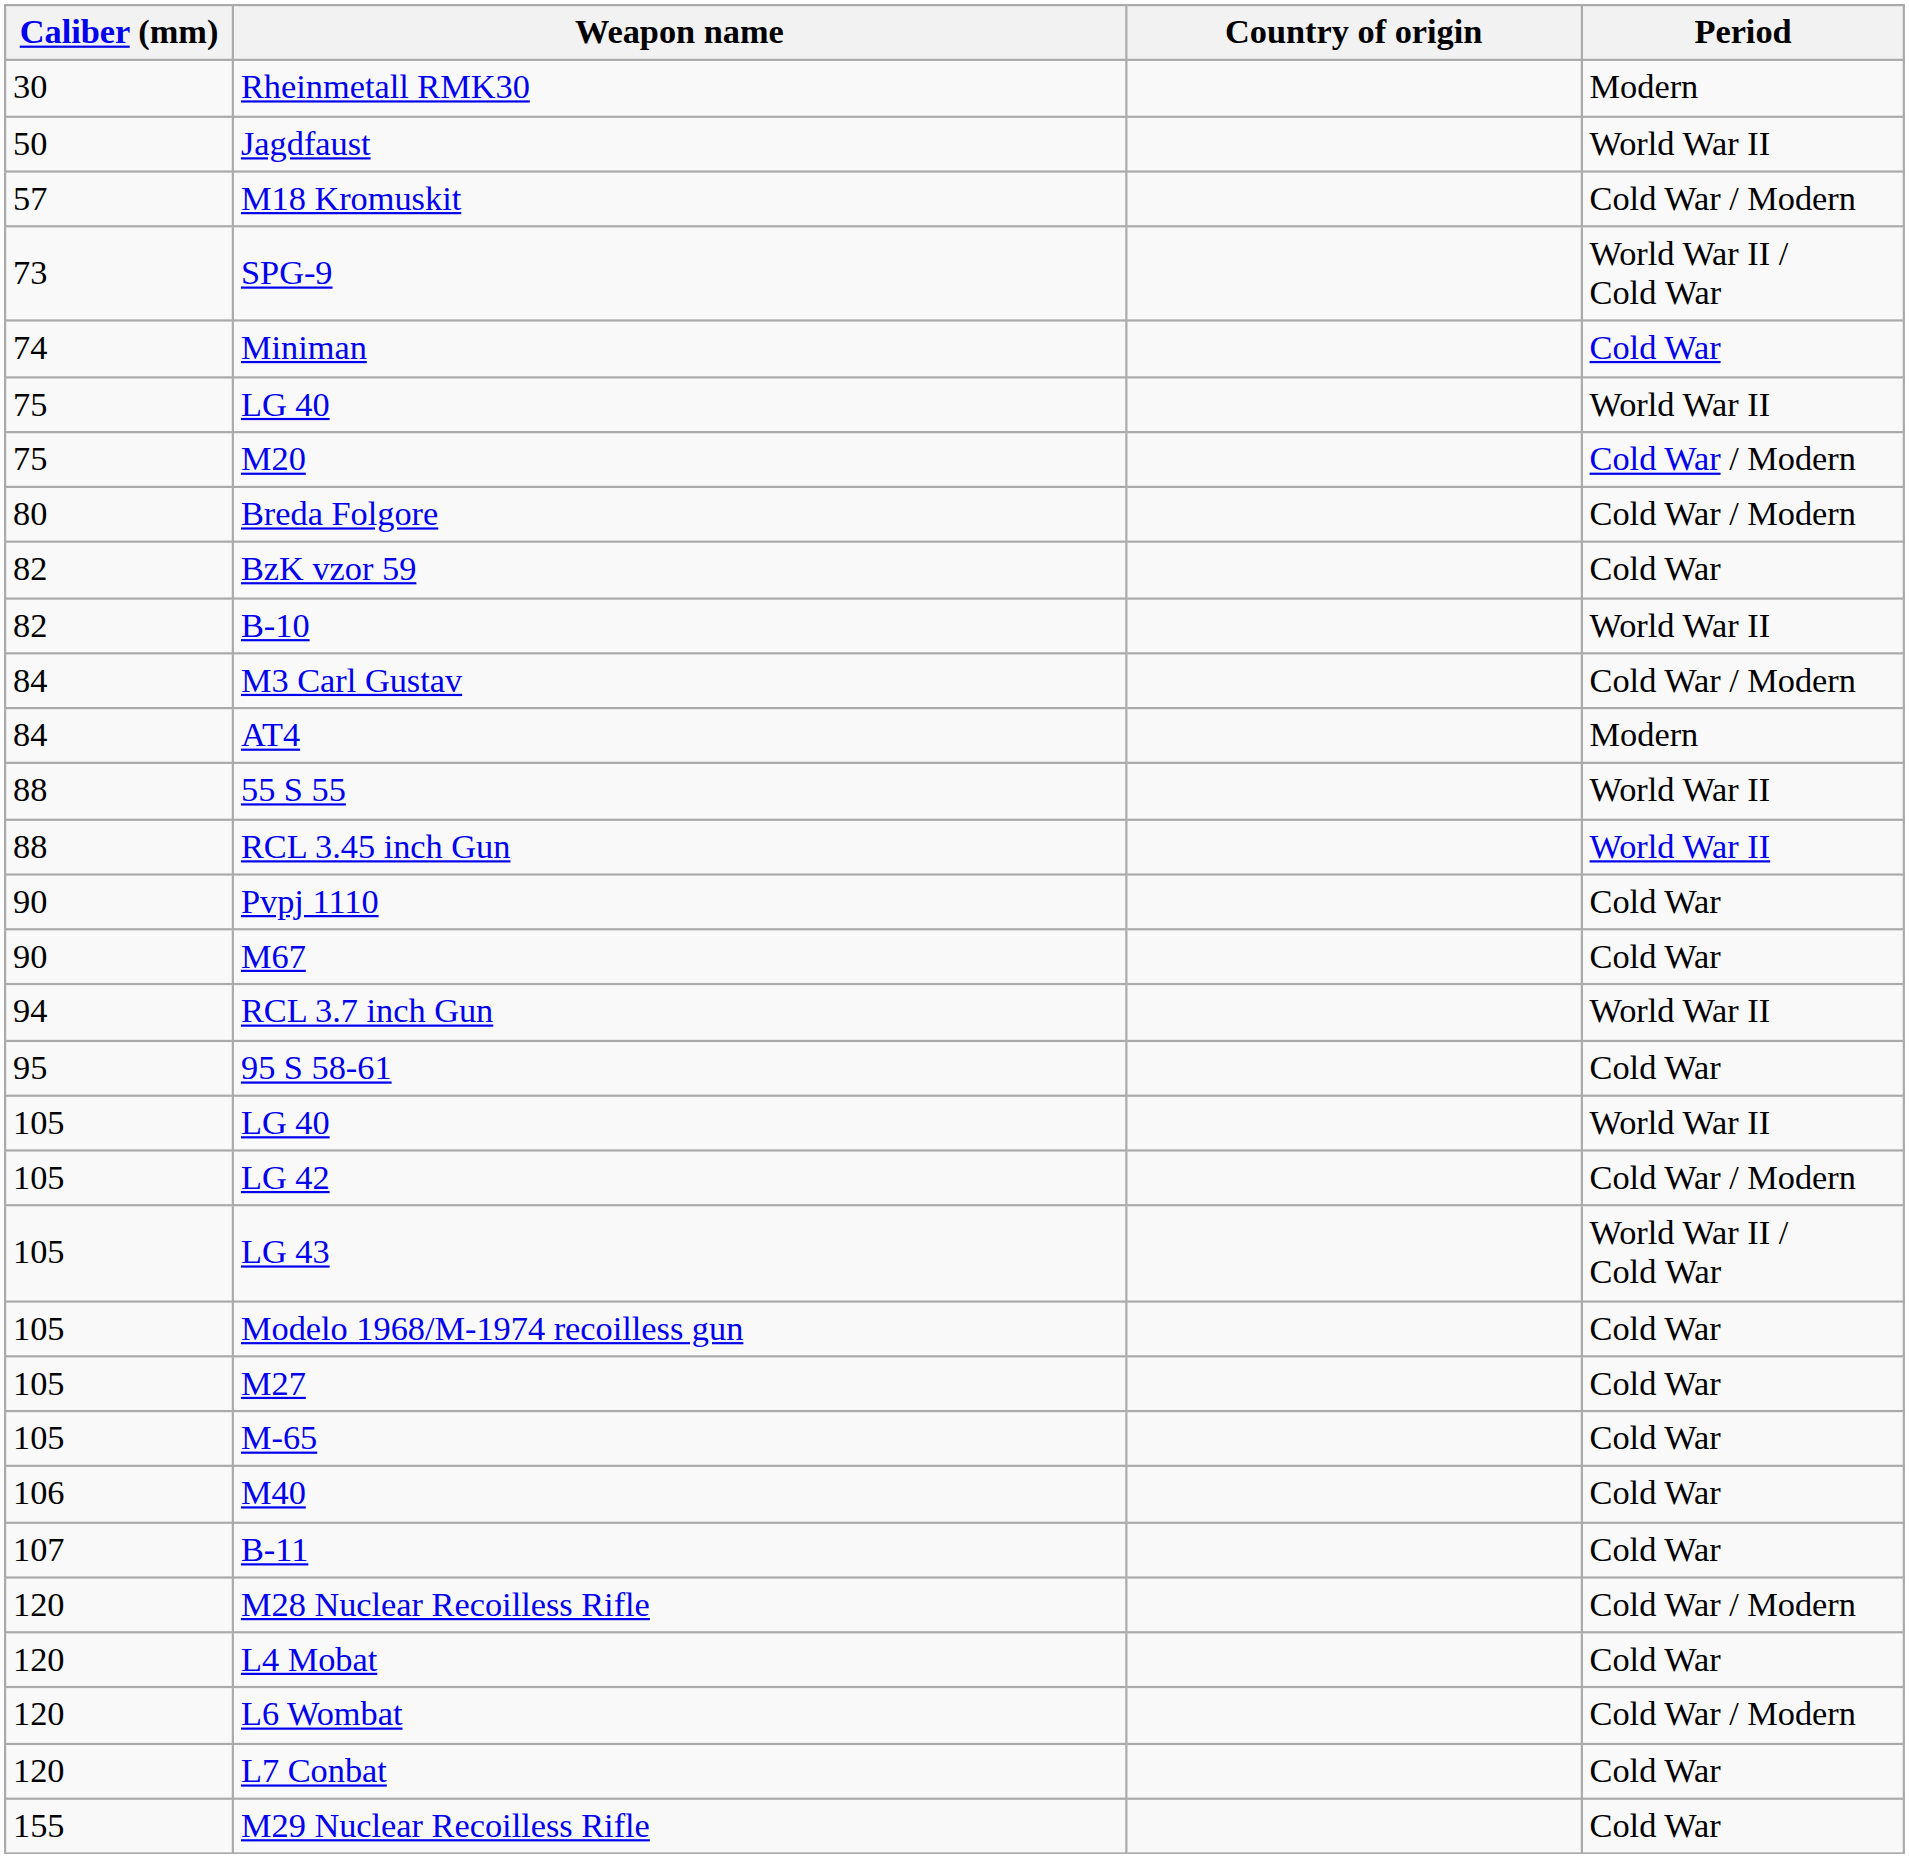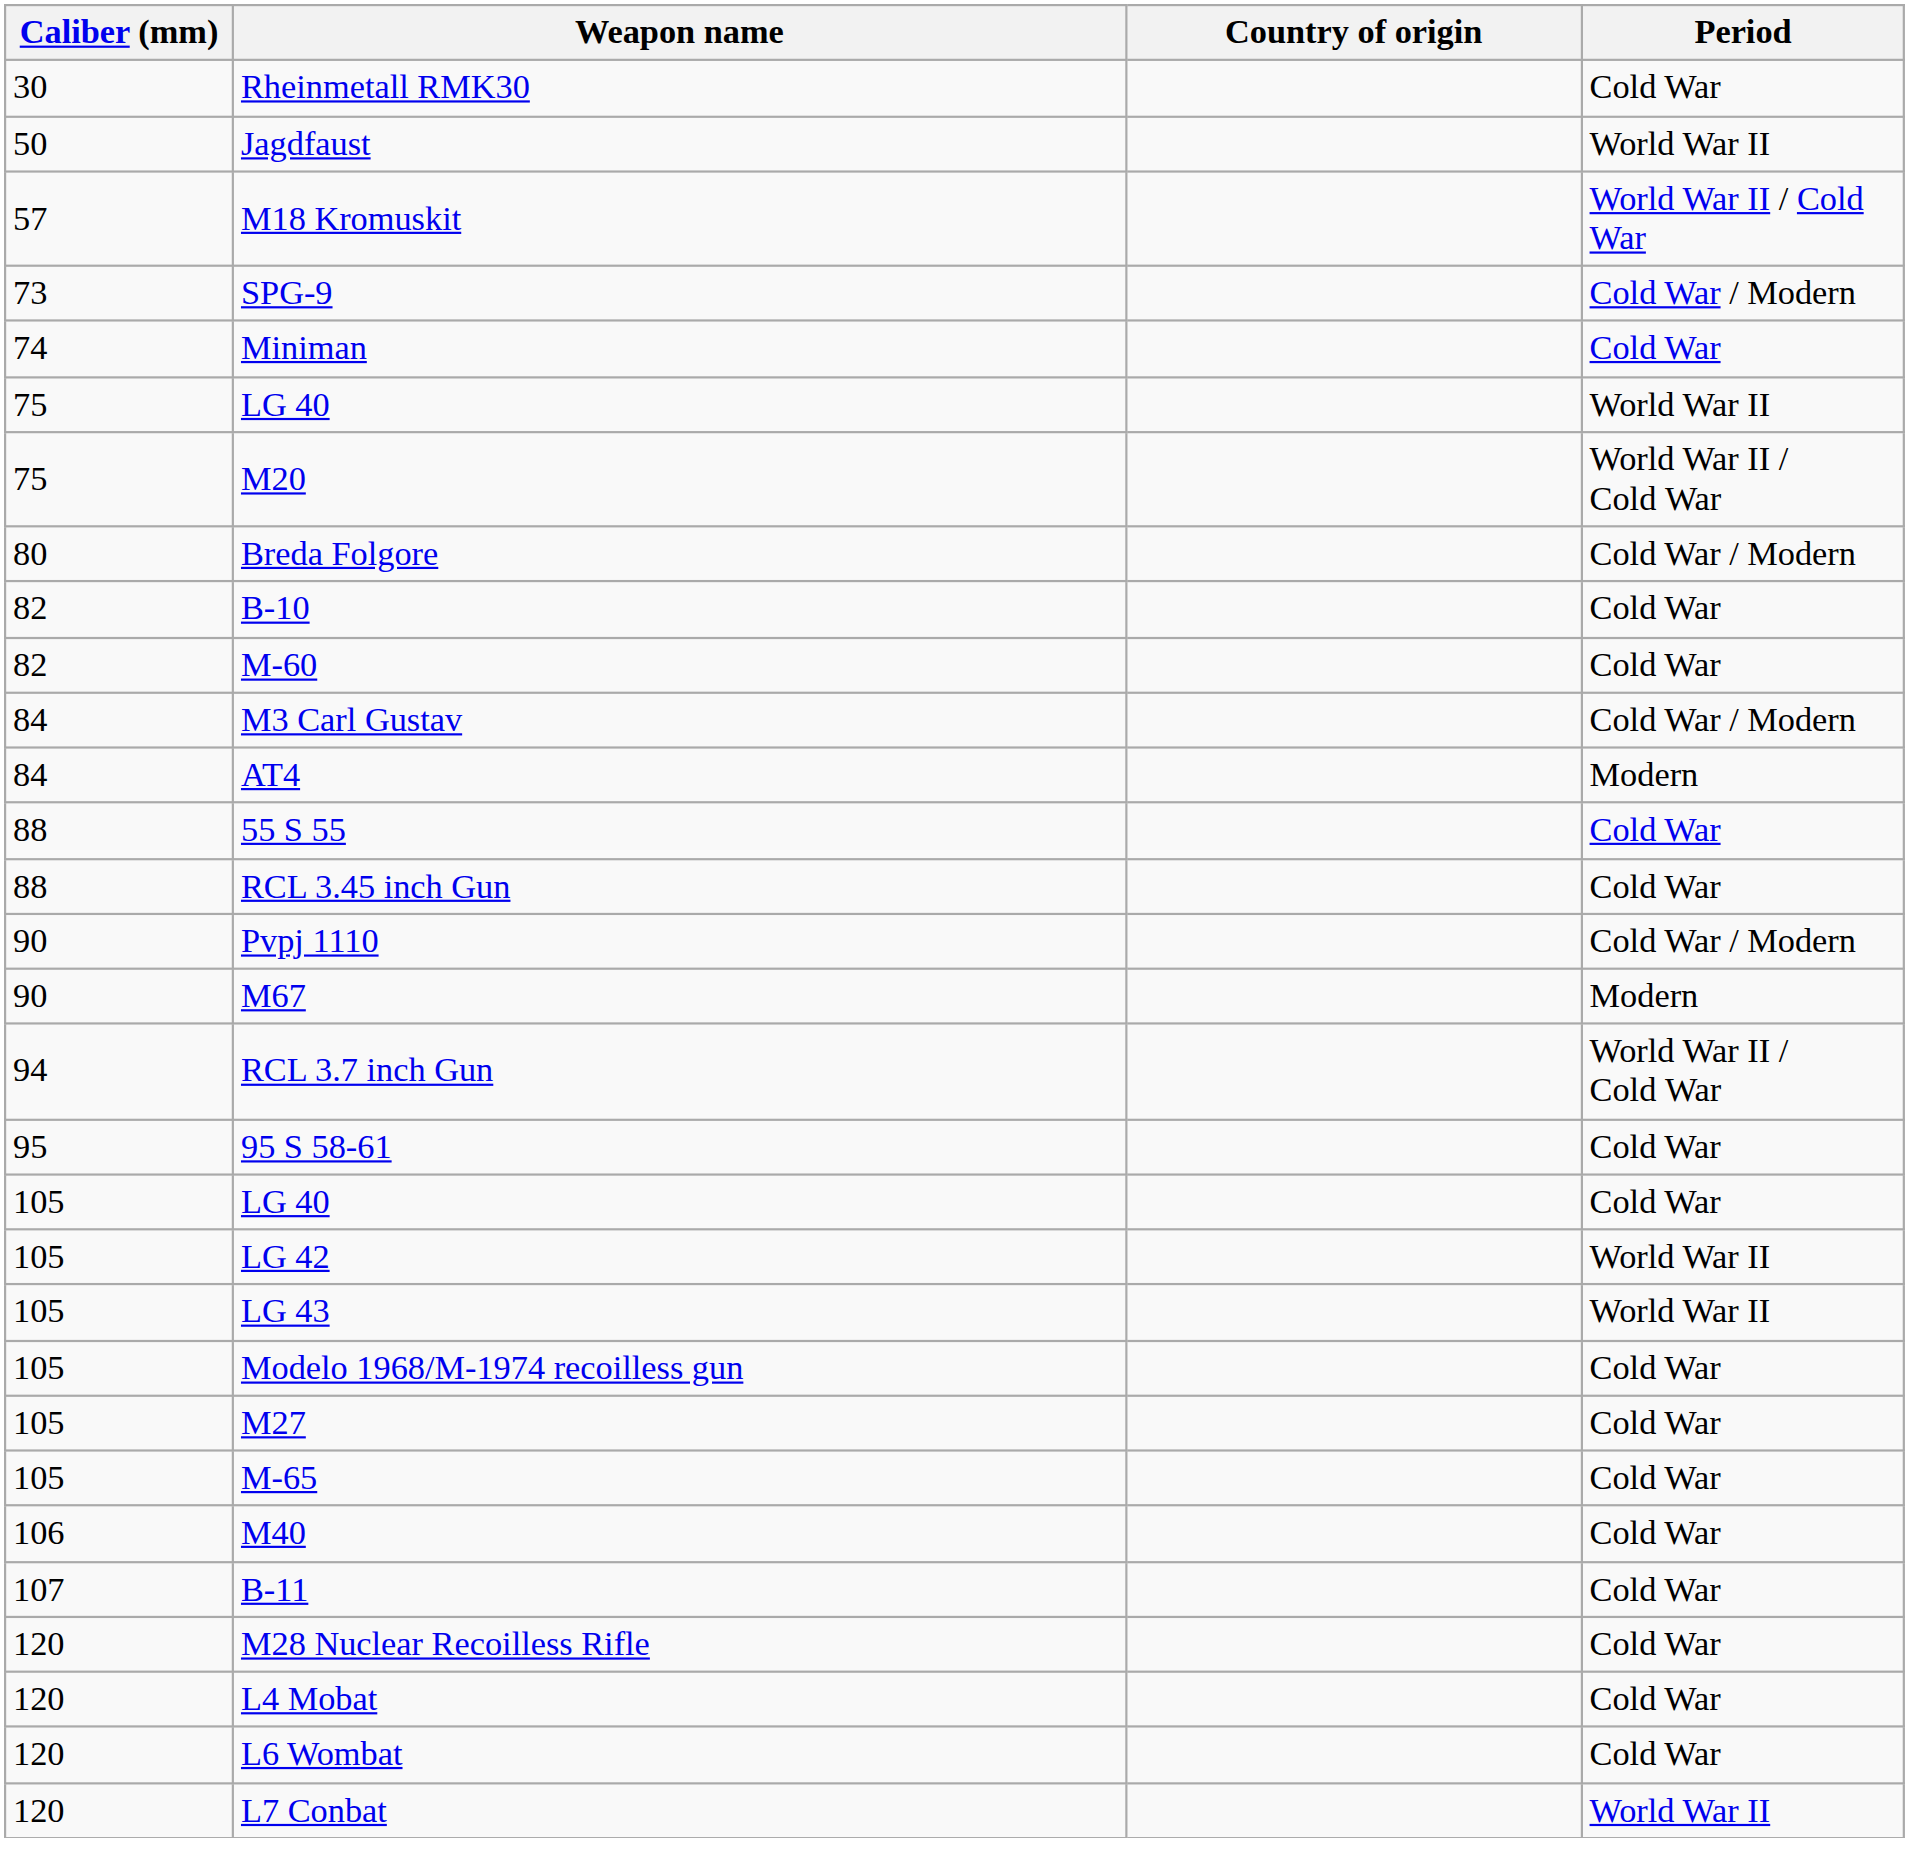(1644, 87) Modern -> (1655, 87) Cold War
(1723, 197) Cold War / Modern -> (1727, 217) World War II / Cold War
(1689, 272) World War II / Cold War -> (1723, 292) Cold War / Modern
(1723, 458) Cold War / Modern -> (1689, 478) World War II / Cold War
- row: (30, 568)
(1680, 624) World War II -> (1655, 608) Cold War
+ row: (30, 663)
(1680, 790) World War II -> (1655, 829) Cold War
(1680, 845) World War II -> (1655, 884) Cold War
(1655, 900) Cold War -> (1723, 940) Cold War / Modern
(1655, 956) Cold War -> (1644, 995) Modern
(1680, 1011) World War II -> (1689, 1070) World War II / Cold War
(1680, 1121) World War II -> (1655, 1200) Cold War
(1723, 1177) Cold War / Modern -> (1680, 1256) World War II
(1689, 1252) World War II / Cold War -> (1680, 1311) World War II
(1723, 1603) Cold War / Modern -> (1655, 1643) Cold War
(1723, 1714) Cold War / Modern -> (1655, 1753) Cold War
(1655, 1769) Cold War -> (1680, 1809) World War II
- row: (39, 1824)
